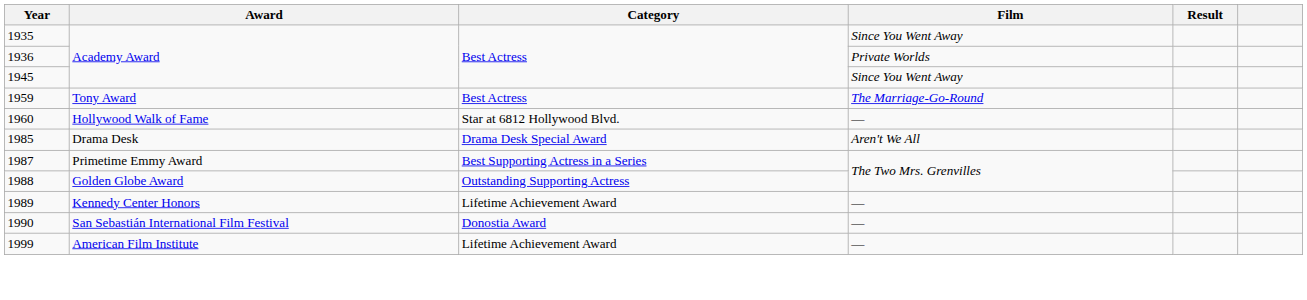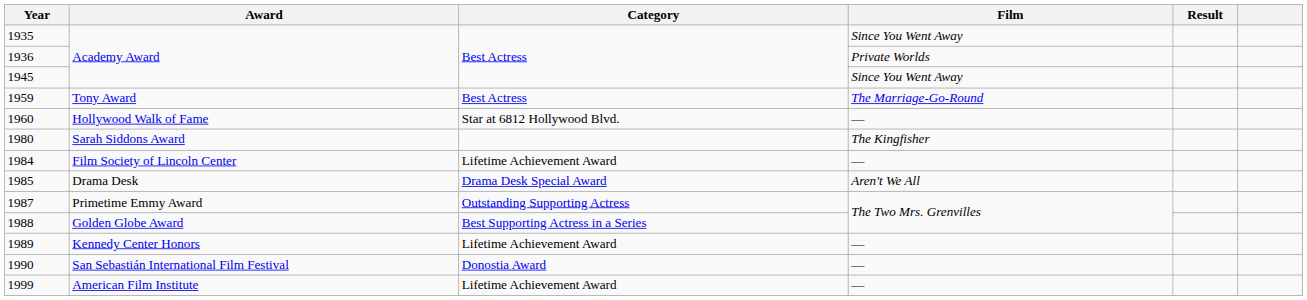+ row: (21, 139)
+ row: (21, 160)
(554, 160) Best Supporting Actress in a Series -> (546, 202) Outstanding Supporting Actress
(546, 181) Outstanding Supporting Actress -> (554, 222) Best Supporting Actress in a Series
